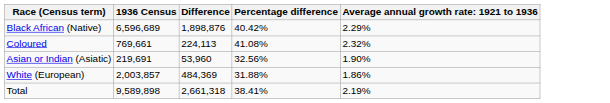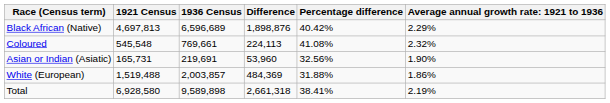+ column: (146, 12)
